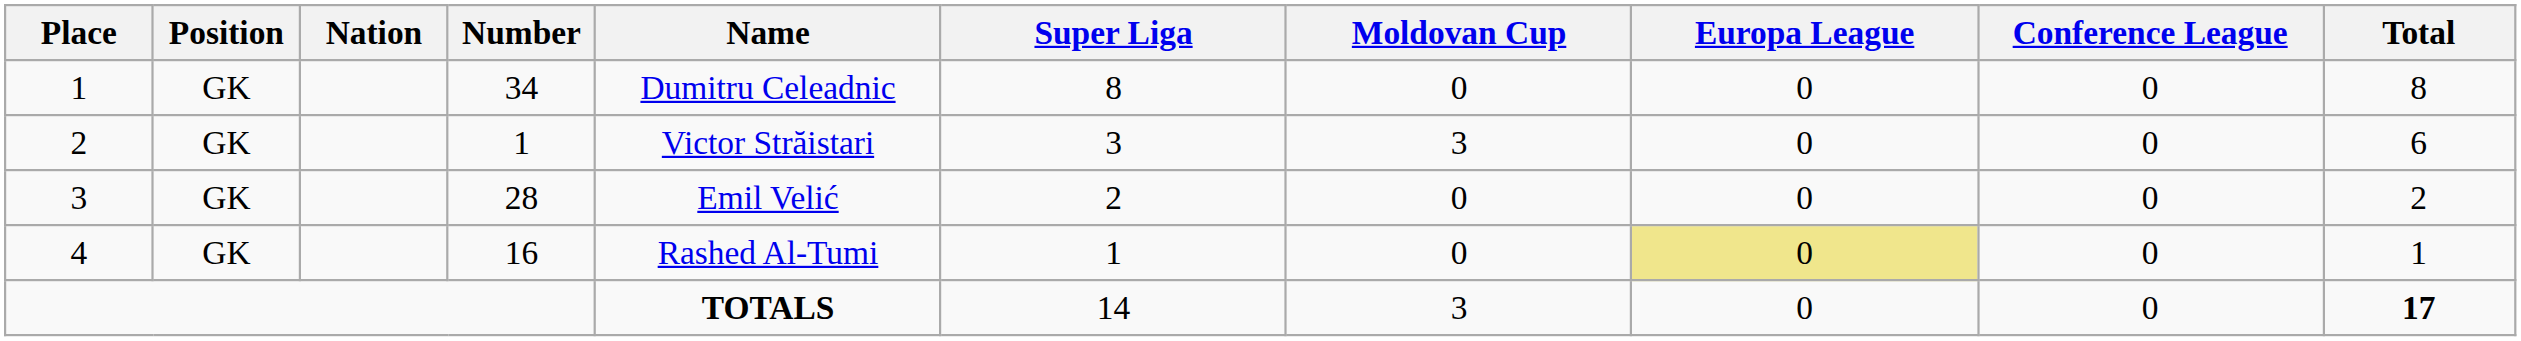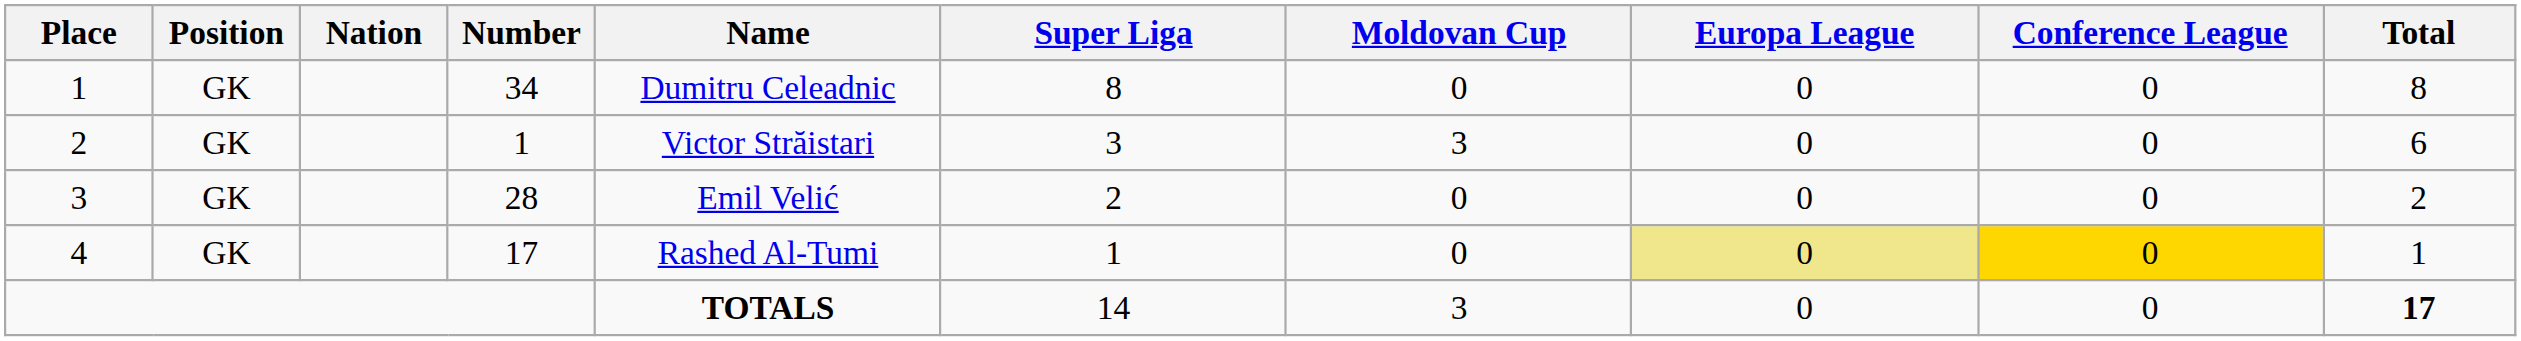(521, 252) 16 -> (521, 252) 17
(2150, 252) no background -> (2150, 252) gold background
